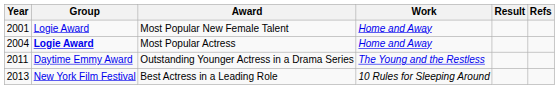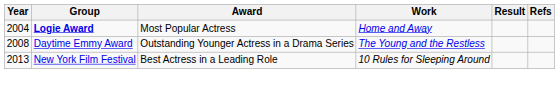- row: (214, 28)
(17, 60) 2011 -> (18, 44) 2008
